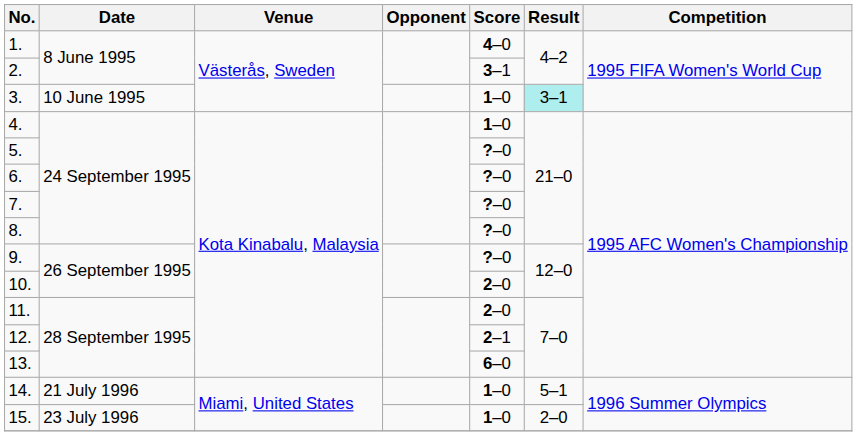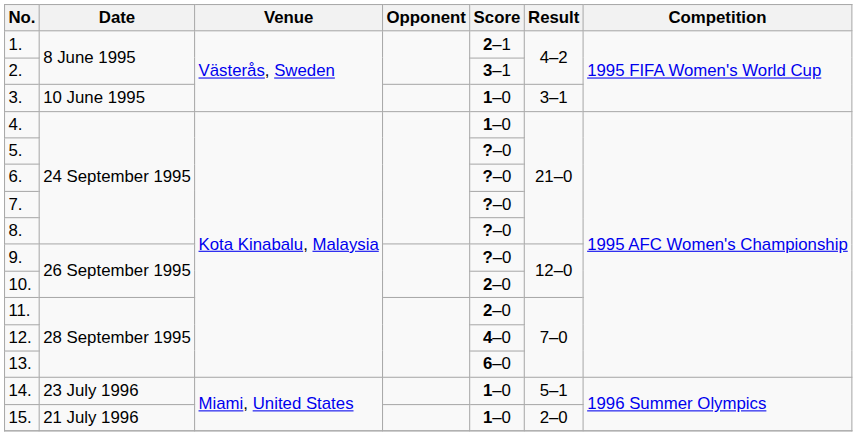(497, 44) 4–0 -> (497, 44) 2–1
(554, 97) paleturquoise background -> (554, 97) no background
(497, 337) 2–1 -> (497, 337) 4–0
(91, 390) 21 July 1996 -> (91, 390) 23 July 1996
(91, 417) 23 July 1996 -> (91, 417) 21 July 1996
